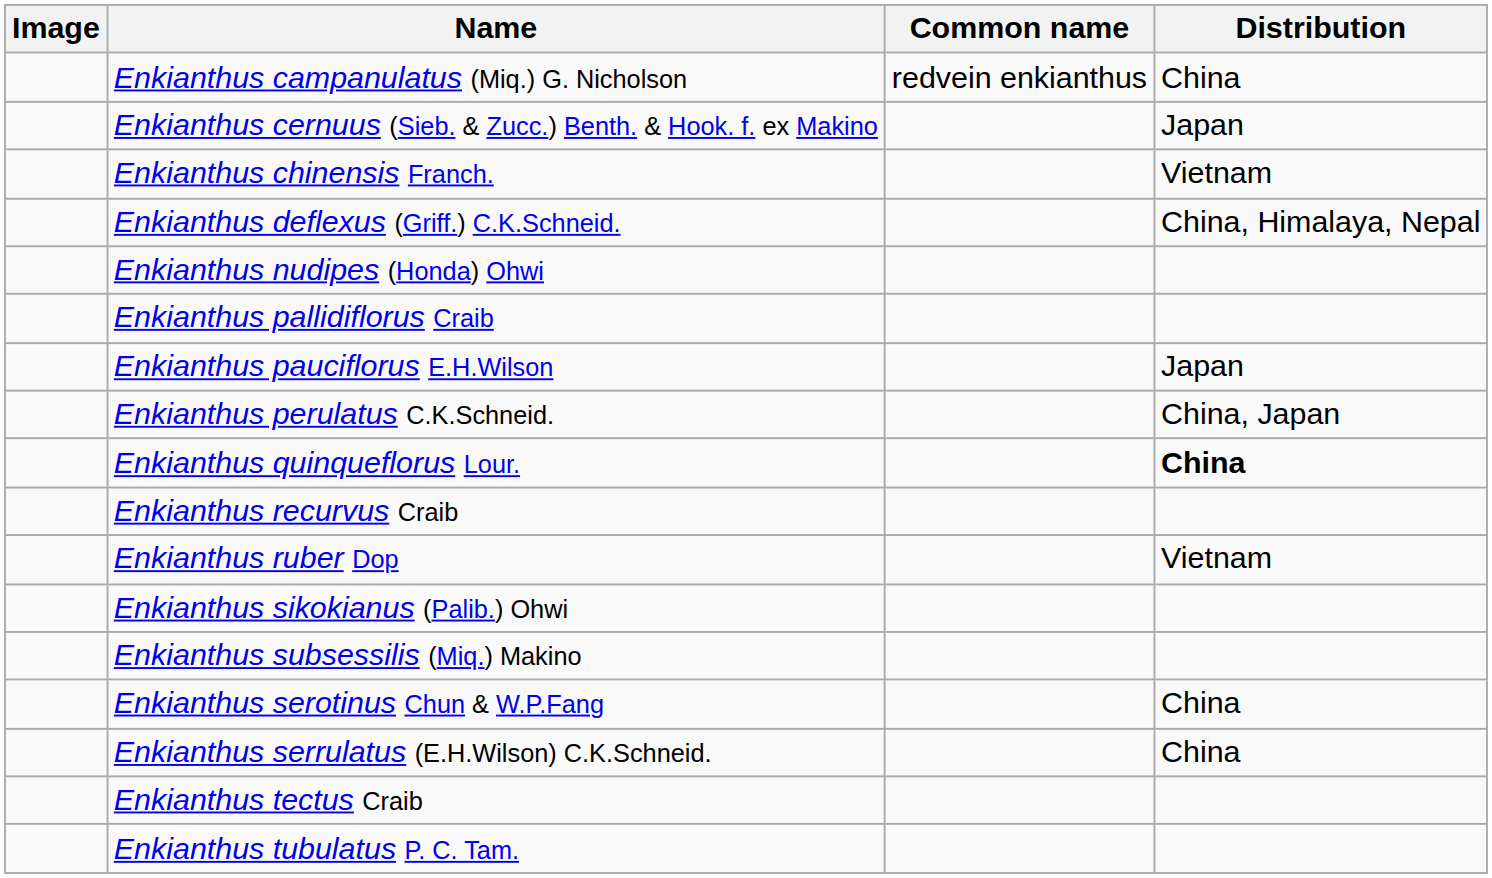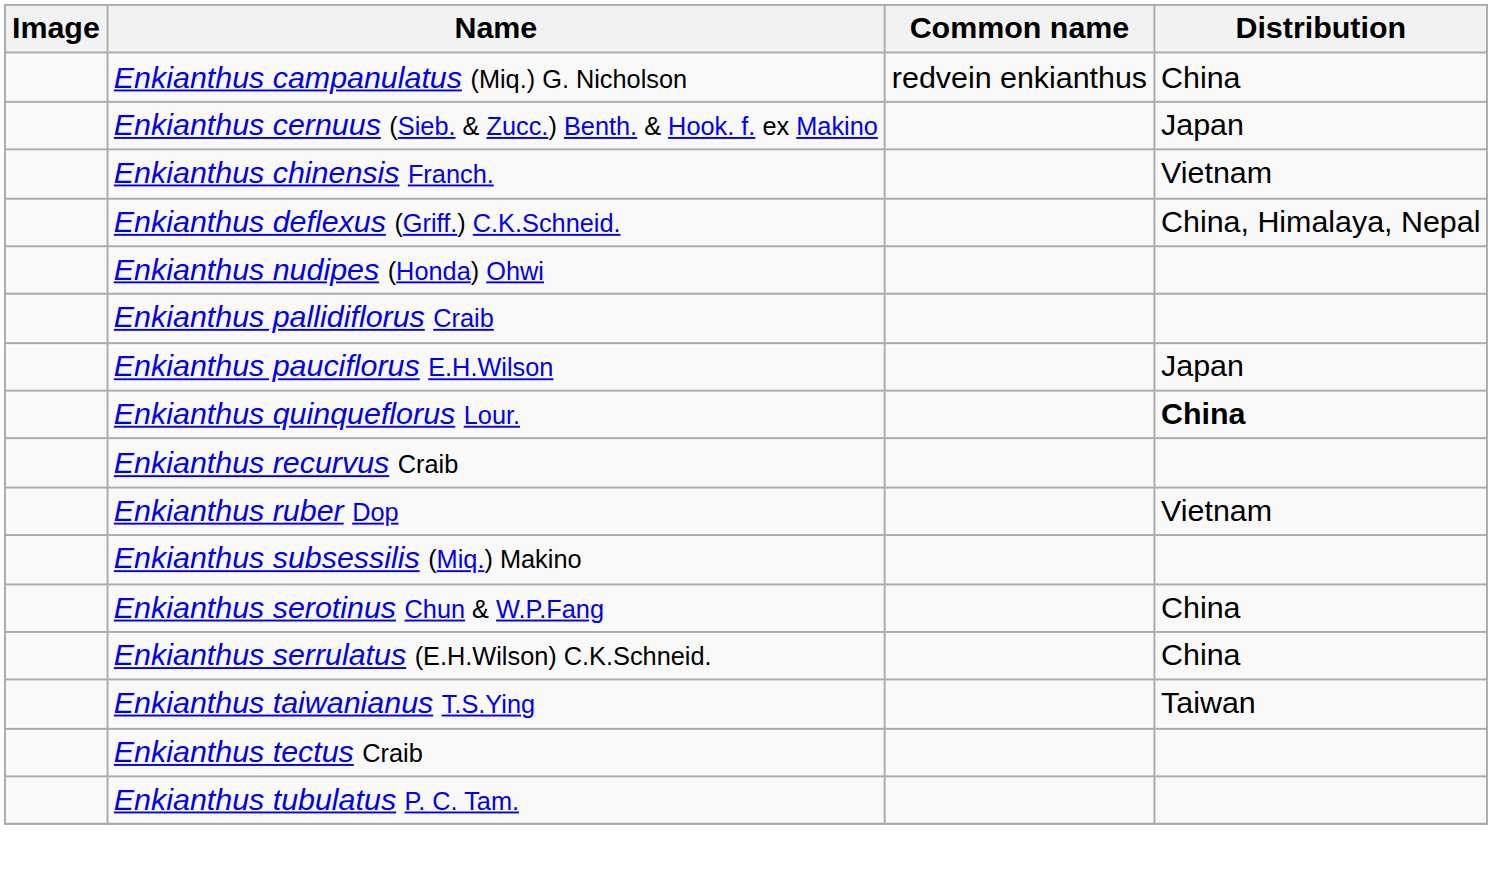- row: (334, 414)
- row: (341, 607)
+ row: (324, 703)
